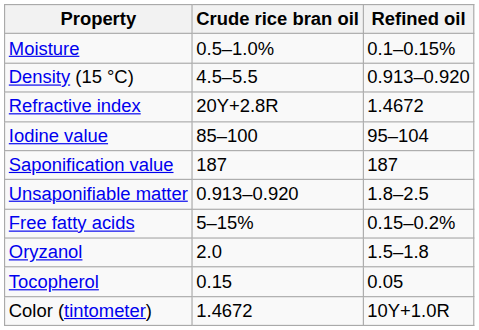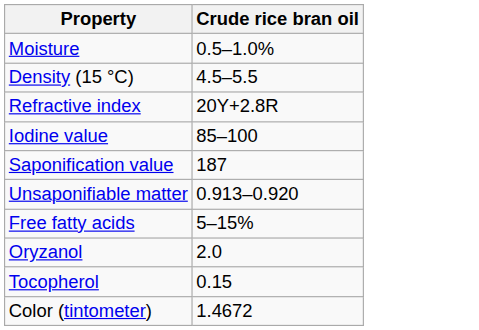- column: (419, 19)
